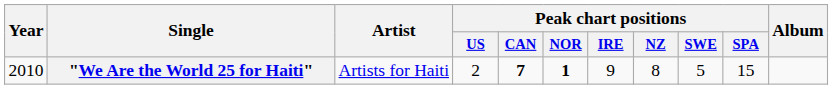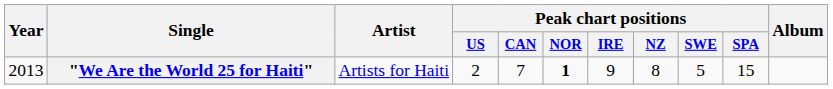(26, 70) 2010 -> (26, 70) 2013
(521, 70) bold -> (521, 70) normal
